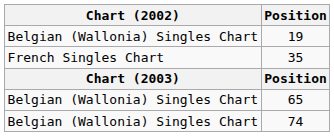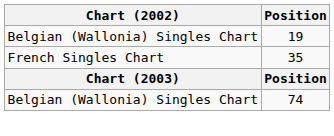- row: (296, 100)
